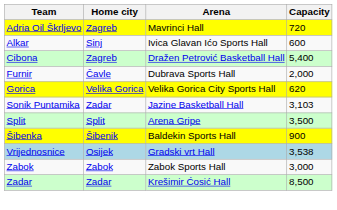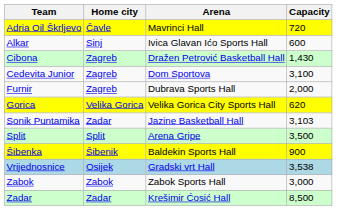(101, 27) Zagreb -> (98, 27) Čavle
(301, 58) 5,400 -> (301, 58) 1,430
+ row: (40, 74)
(98, 74) Čavle -> (101, 89) Zagreb
